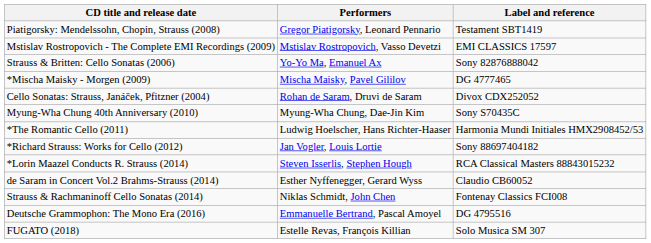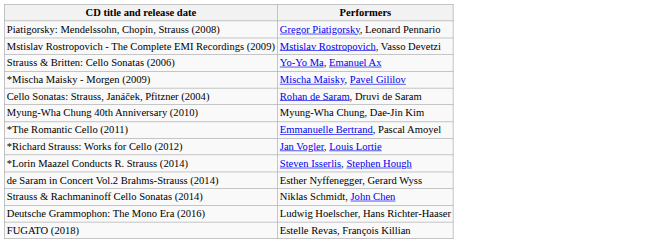- column: (550, 12)
(365, 130) Ludwig Hoelscher, Hans Richter-Haaser -> (360, 130) Emmanuelle Bertrand, Pascal Amoyel
(360, 213) Emmanuelle Bertrand, Pascal Amoyel -> (365, 213) Ludwig Hoelscher, Hans Richter-Haaser
